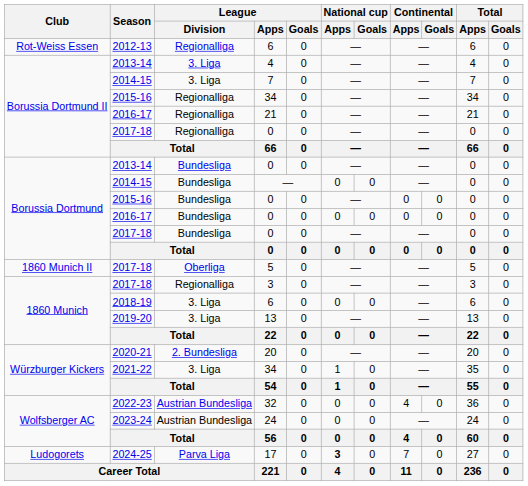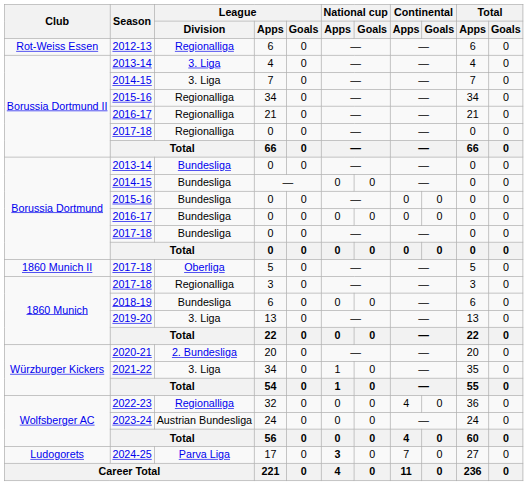(204, 302) 3. Liga -> (204, 302) Bundesliga
(204, 404) Austrian Bundesliga -> (204, 404) Regionalliga
